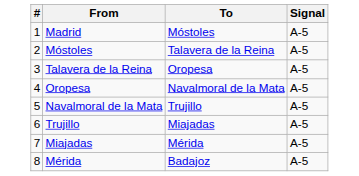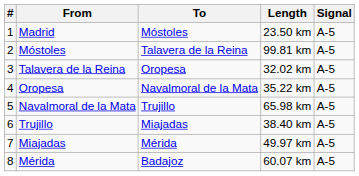+ column: (287, 13)
